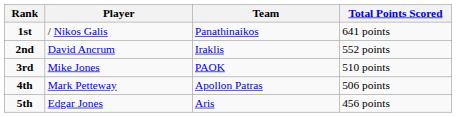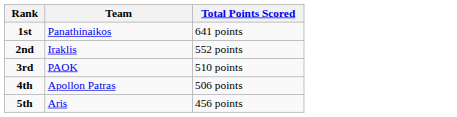- column: (119, 13)
